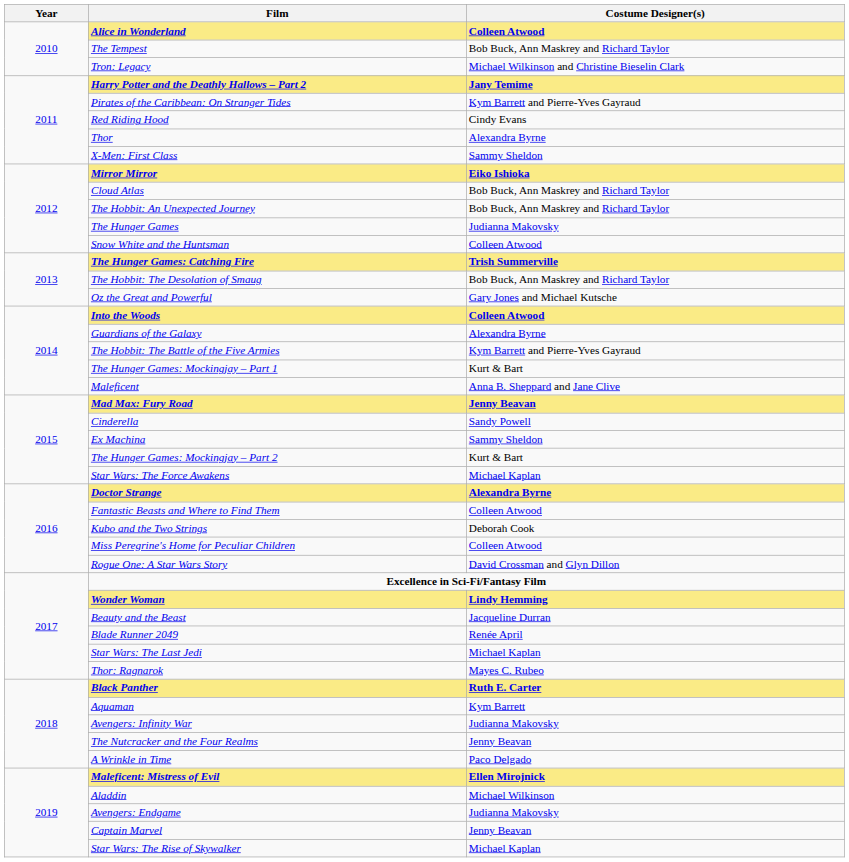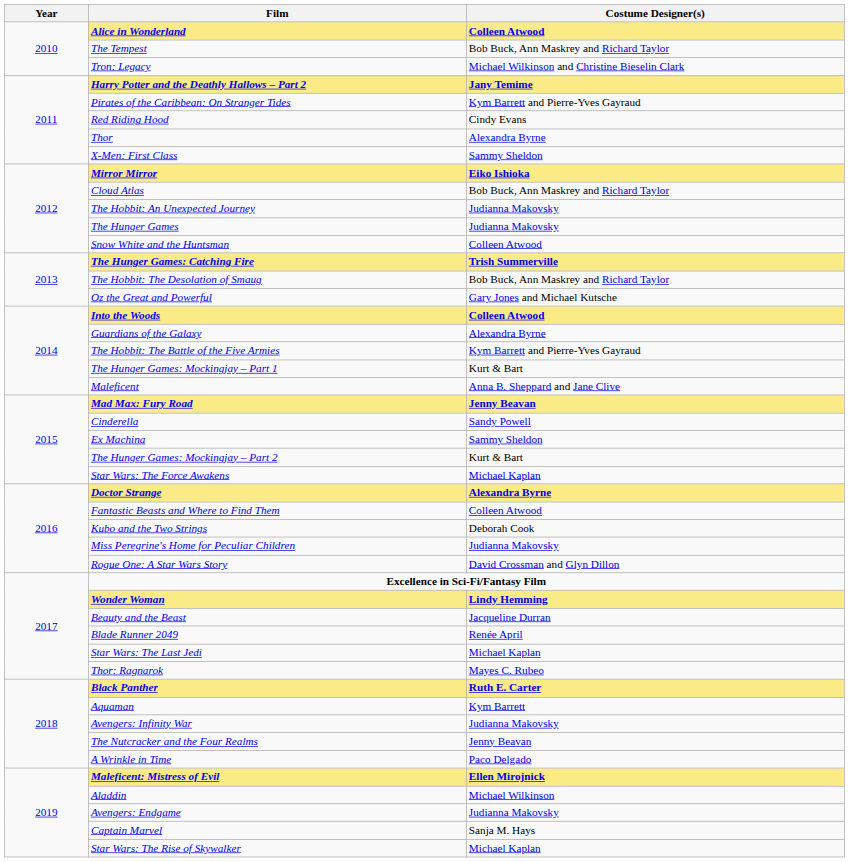(569, 208) Bob Buck, Ann Maskrey and Richard Taylor -> (514, 208) Judianna Makovsky
(505, 546) Colleen Atwood -> (514, 546) Judianna Makovsky
(500, 830) Jenny Beavan -> (502, 830) Sanja M. Hays
